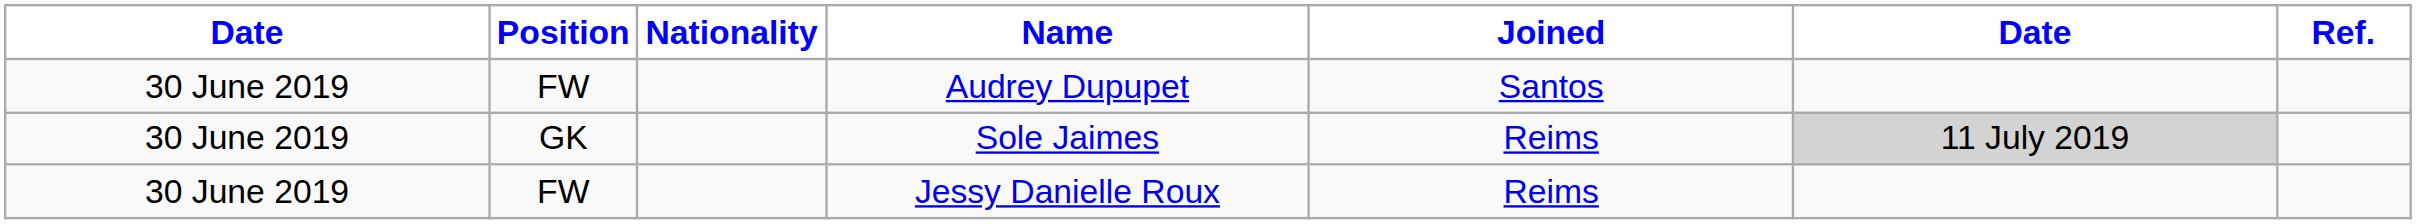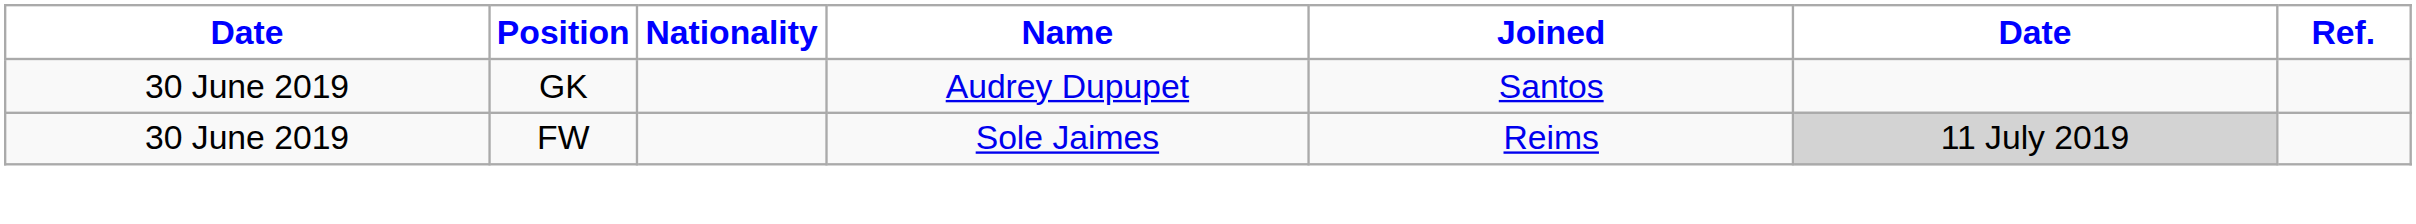(563, 85) FW -> (563, 85) GK
(563, 139) GK -> (563, 139) FW
- row: (1067, 192)
